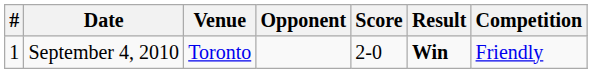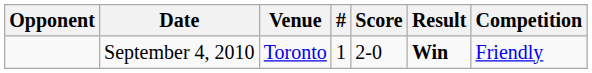columns swapped: (14, 20) <-> (303, 20)
